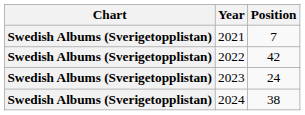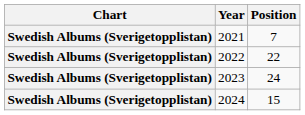(274, 57) 42 -> (274, 57) 22
(274, 99) 38 -> (274, 99) 15
